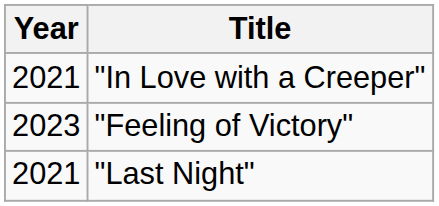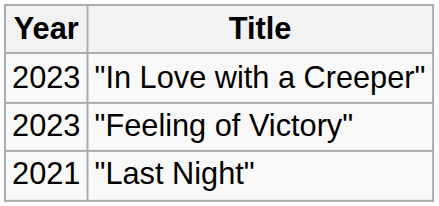(46, 77) 2021 -> (46, 77) 2023
